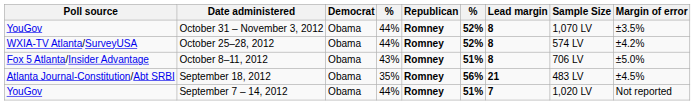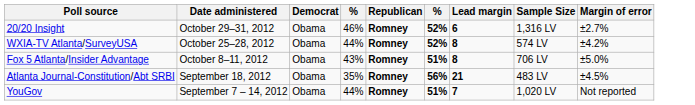- row: (251, 28)
+ row: (227, 28)
